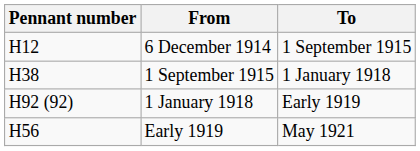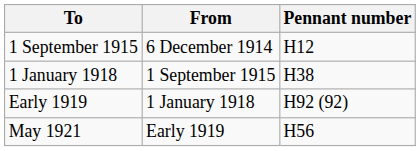columns swapped: (73, 18) <-> (347, 18)
